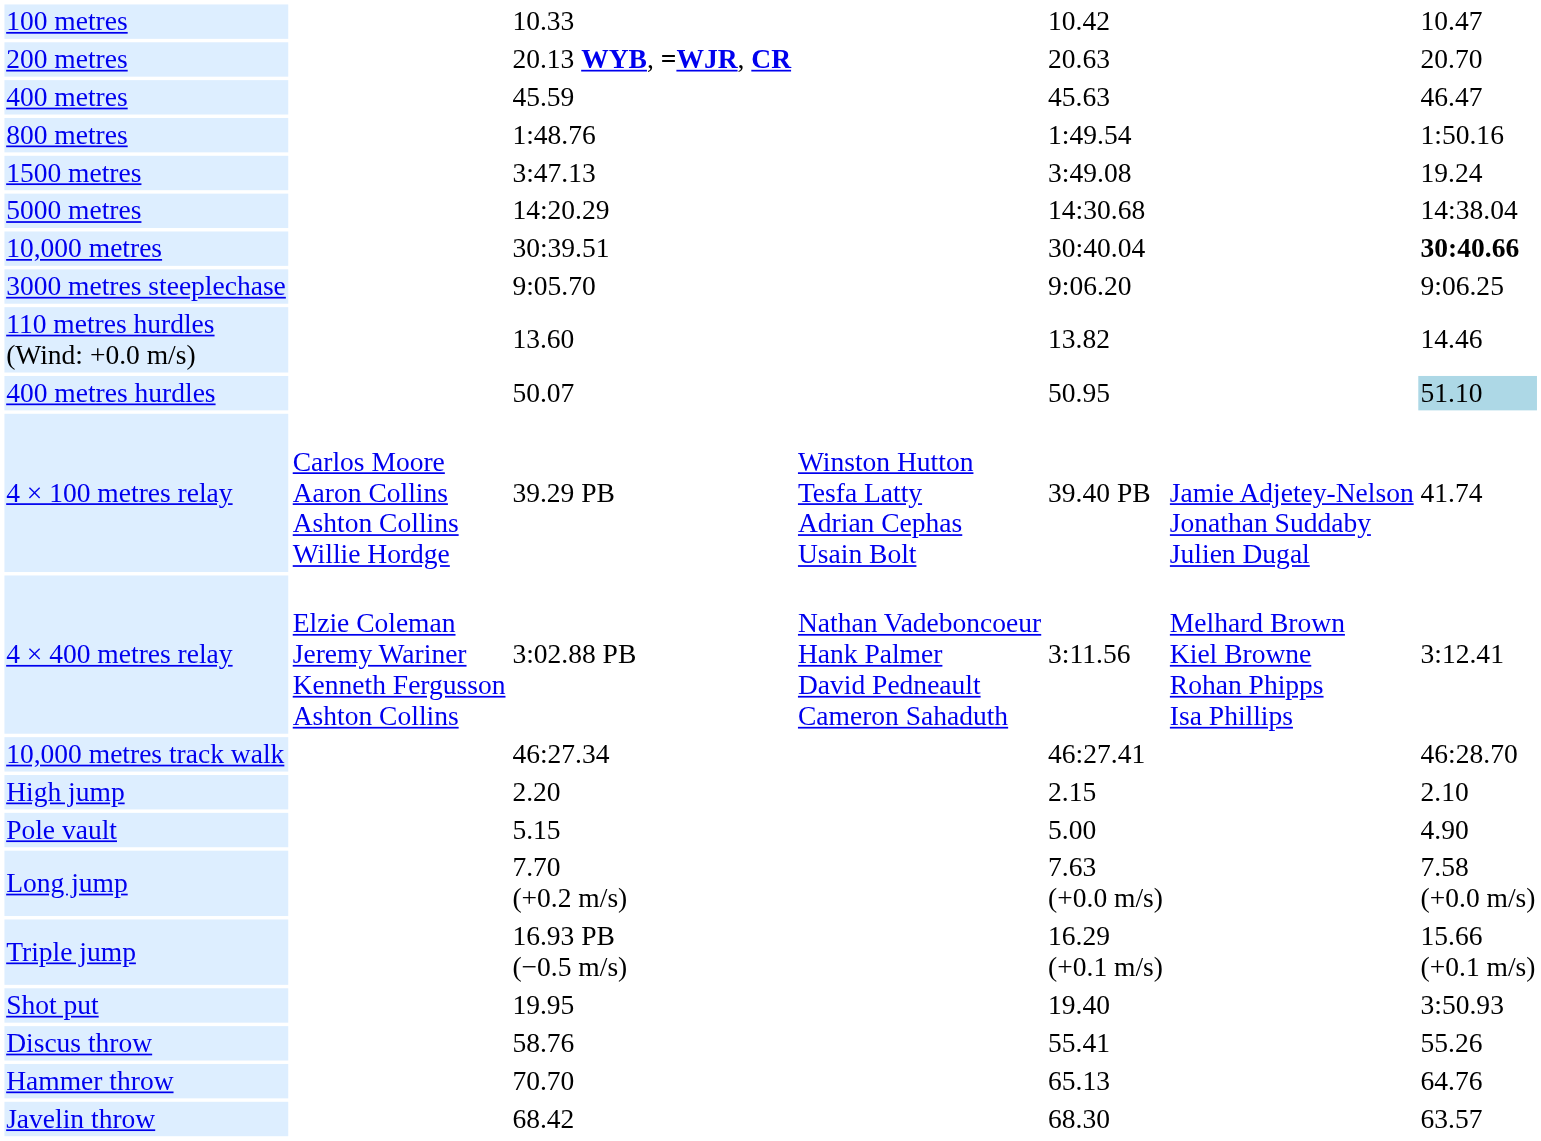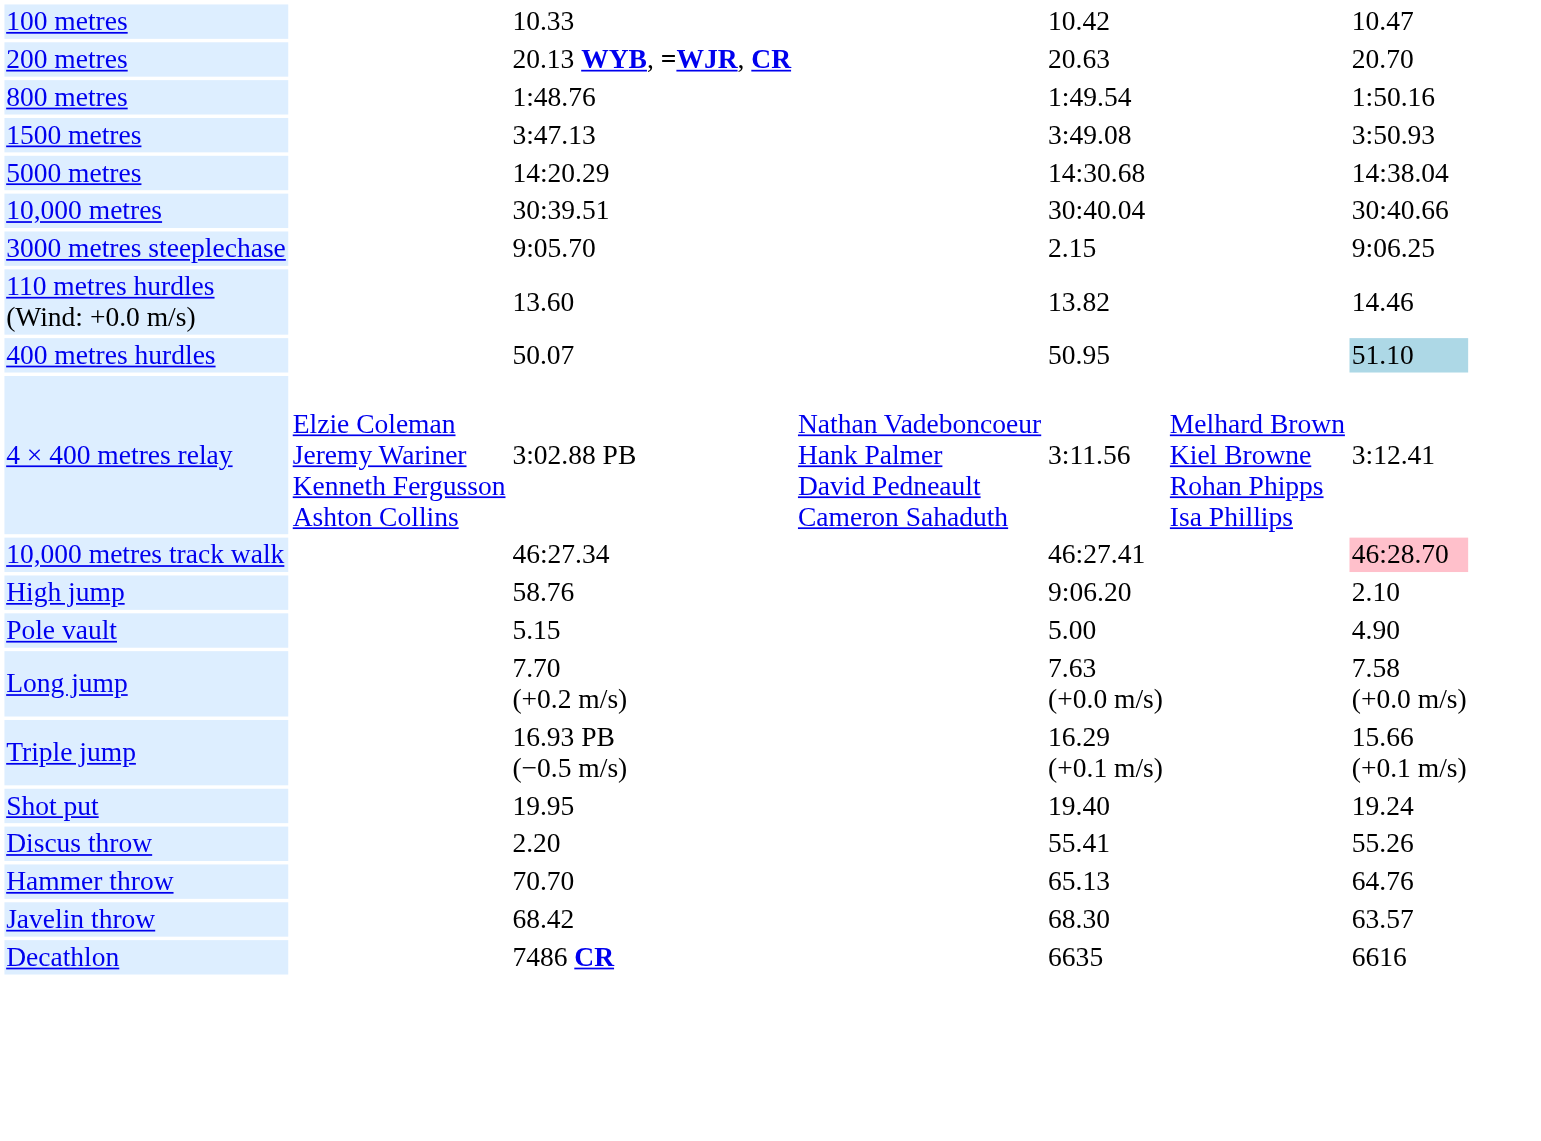- row: (67, 96)
(1452, 172) 19.24 -> (1393, 134) 3:50.93
(1470, 248) bold -> (1400, 210) normal
(1090, 286) 9:06.20 -> (1072, 248) 2.15
- row: (119, 492)
(1469, 754) no background -> (1400, 554) pink background
(536, 791) 2.20 -> (543, 592) 58.76
(1072, 791) 2.15 -> (1090, 592) 9:06.20
(1462, 1005) 3:50.93 -> (1383, 805) 19.24
(543, 1042) 58.76 -> (536, 843) 2.20
+ row: (63, 956)
